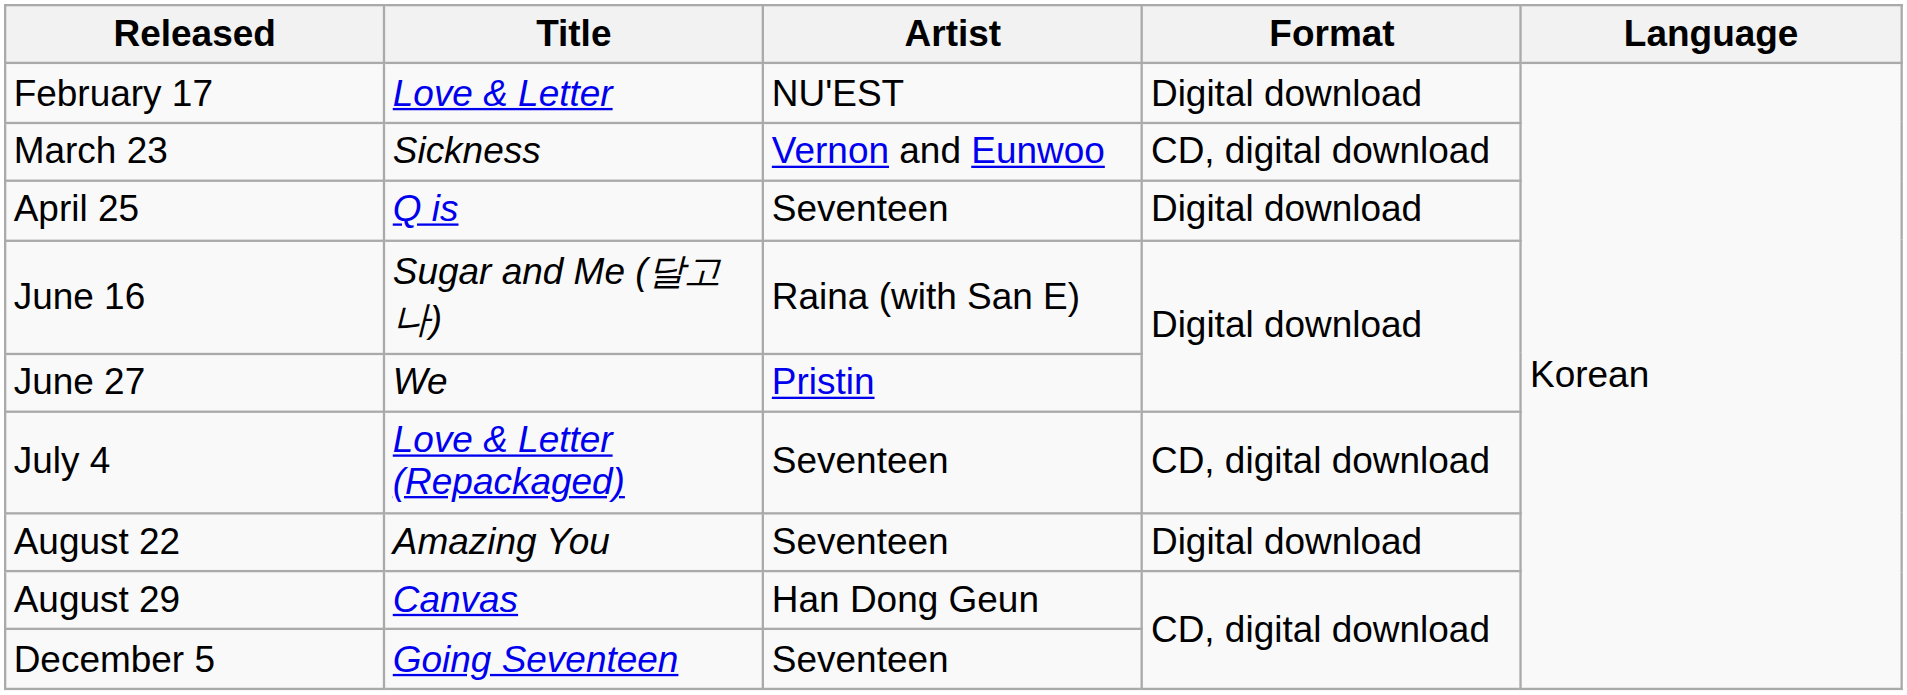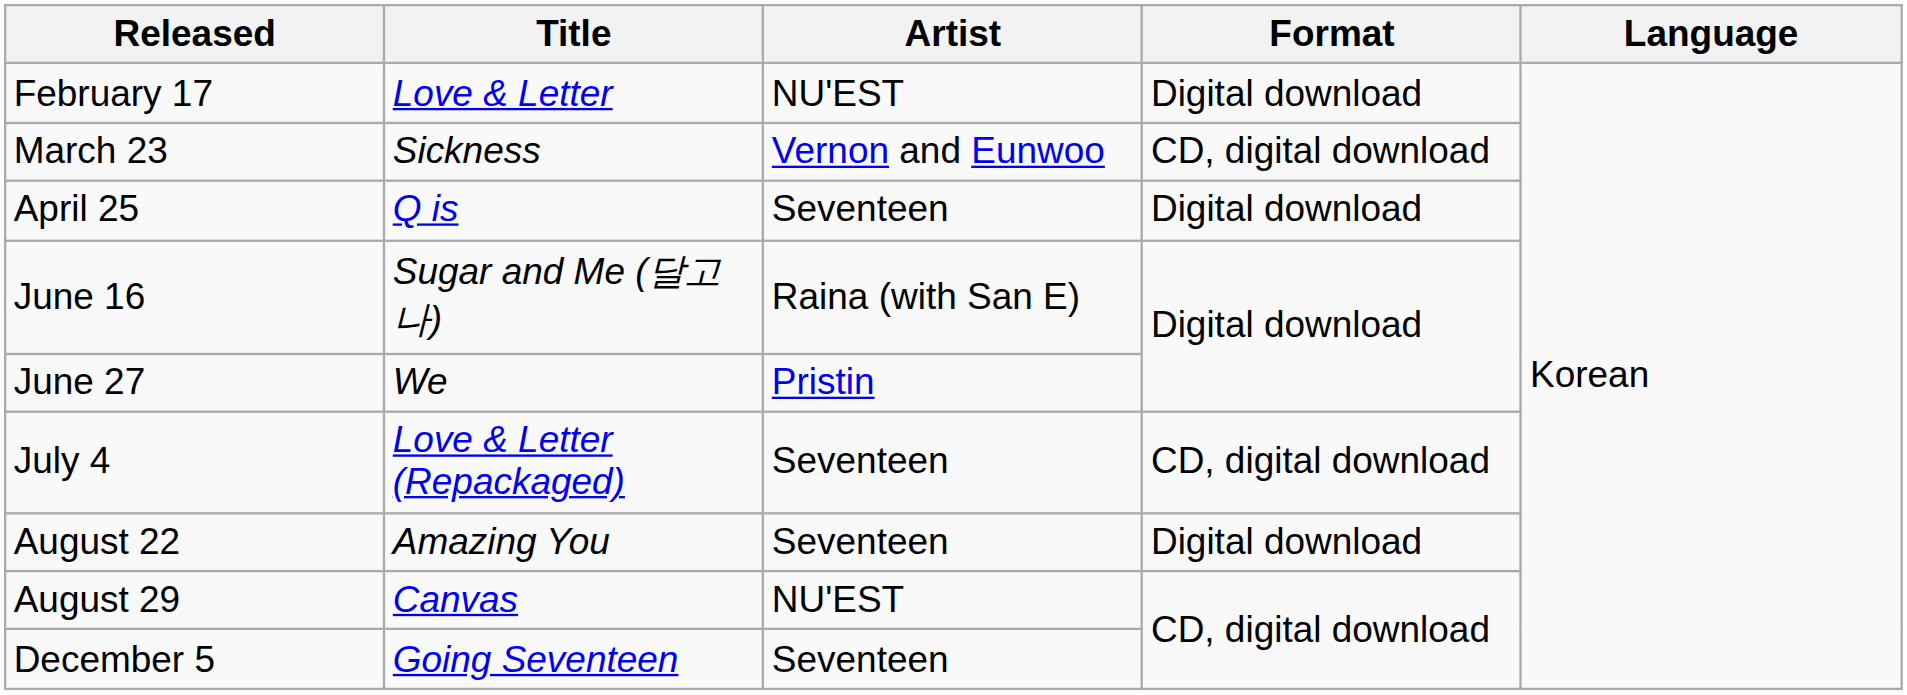(905, 599) Han Dong Geun -> (838, 599) NU'EST
